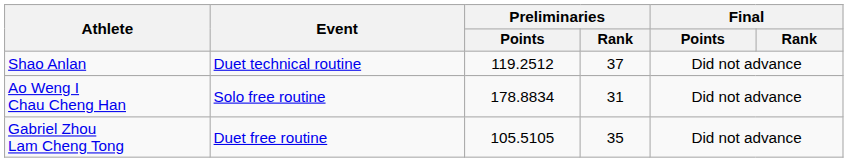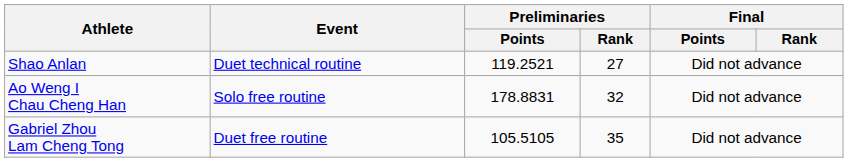(522, 64) 119.2512 -> (522, 64) 119.2521
(615, 64) 37 -> (615, 64) 27
(522, 96) 178.8834 -> (522, 96) 178.8831
(615, 96) 31 -> (615, 96) 32
